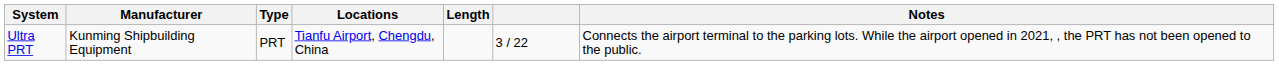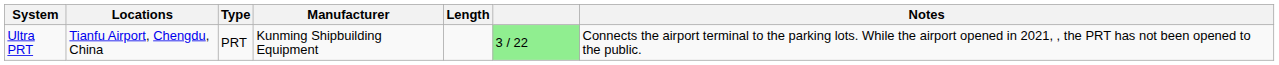columns swapped: (161, 14) <-> (368, 14)
(512, 42) no background -> (512, 42) lightgreen background
